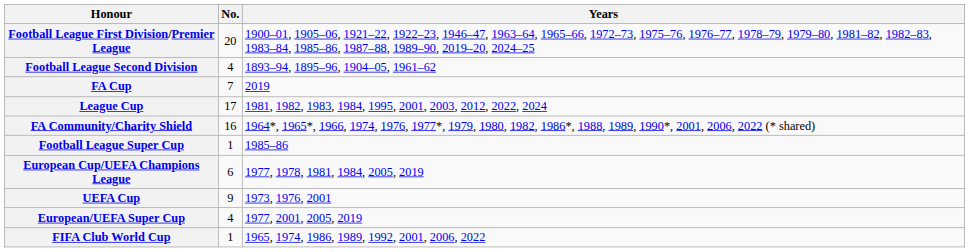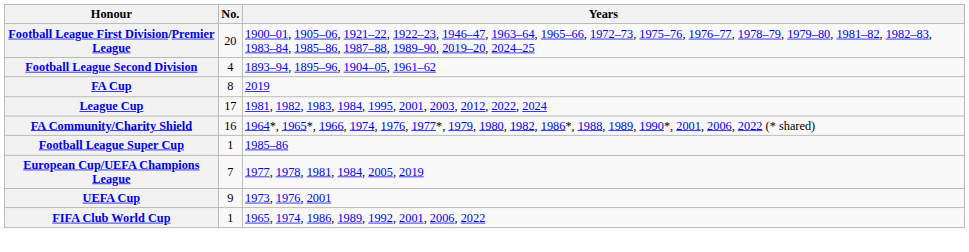(230, 86) 7 -> (230, 86) 8
(230, 171) 6 -> (230, 171) 7
- row: (111, 217)
